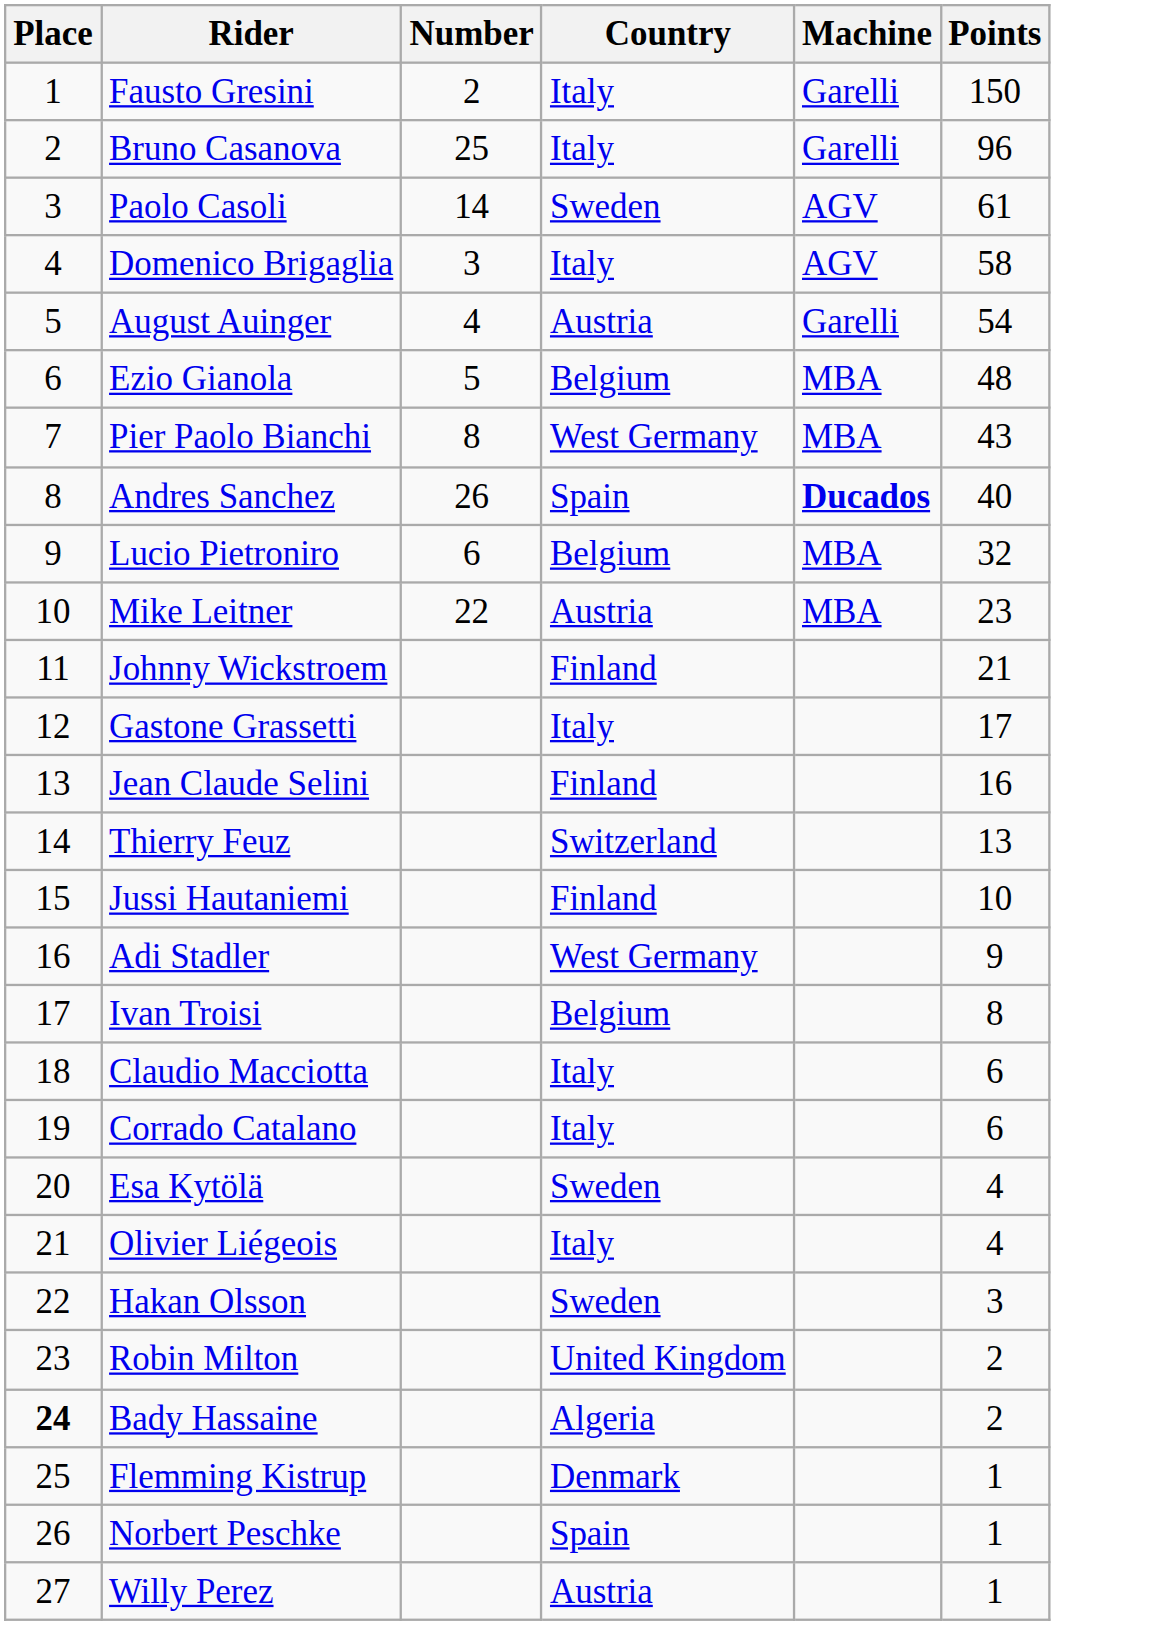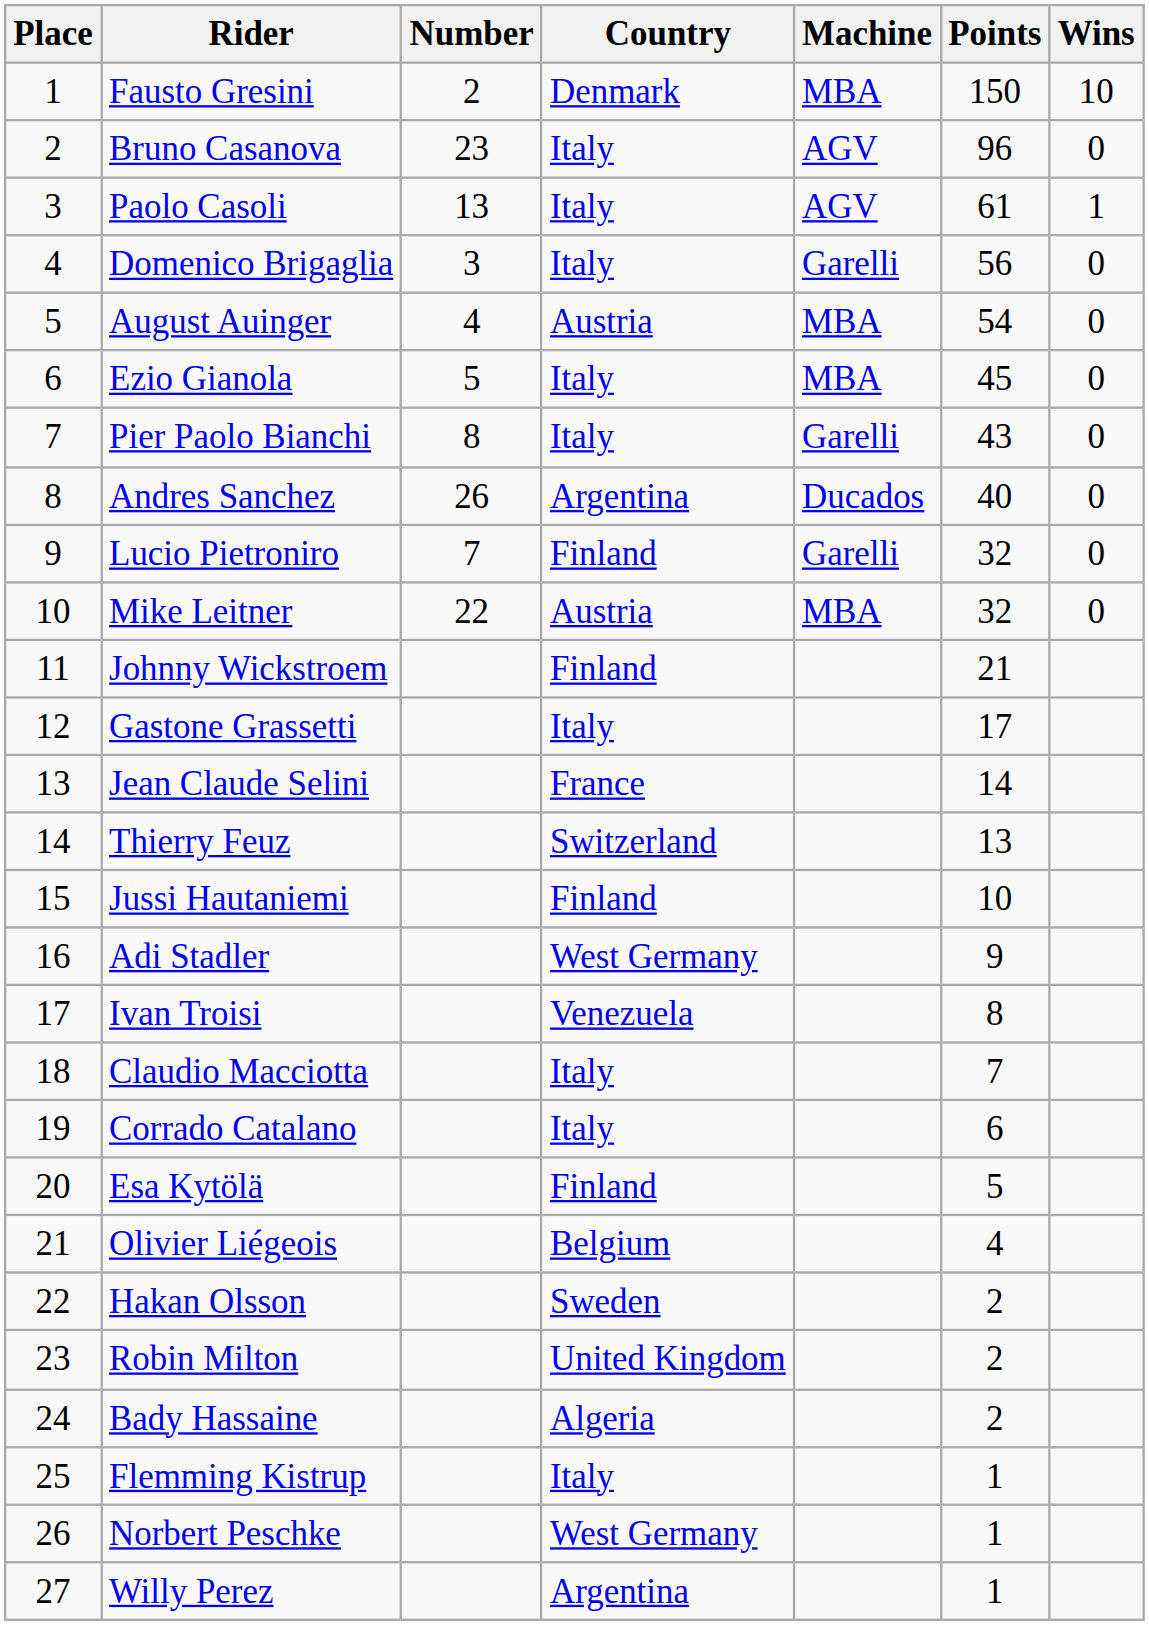+ column: (1096, 33)
(582, 91) Italy -> (615, 91) Denmark
(850, 91) Garelli -> (842, 91) MBA
(472, 148) 25 -> (472, 148) 23
(850, 148) Garelli -> (840, 148) AGV
(472, 206) 14 -> (472, 206) 13
(605, 206) Sweden -> (582, 206) Italy
(840, 264) AGV -> (850, 264) Garelli
(995, 264) 58 -> (995, 264) 56
(850, 321) Garelli -> (842, 321) MBA
(610, 379) Belgium -> (582, 379) Italy
(995, 379) 48 -> (995, 379) 45
(654, 437) West Germany -> (582, 437) Italy
(842, 437) MBA -> (850, 437) Garelli
(590, 494) Spain -> (620, 494) Argentina
(866, 494) bold -> (863, 494) normal
(472, 552) 6 -> (472, 552) 7
(610, 552) Belgium -> (603, 552) Finland
(842, 552) MBA -> (850, 552) Garelli
(995, 609) 23 -> (995, 609) 32
(603, 782) Finland -> (597, 782) France
(995, 782) 16 -> (995, 782) 14
(610, 1013) Belgium -> (622, 1013) Venezuela
(995, 1071) 6 -> (995, 1071) 7
(605, 1186) Sweden -> (603, 1186) Finland
(995, 1186) 4 -> (995, 1186) 5
(582, 1244) Italy -> (610, 1244) Belgium
(995, 1301) 3 -> (995, 1301) 2
(53, 1416) bold -> (53, 1416) normal
(615, 1474) Denmark -> (582, 1474) Italy
(590, 1532) Spain -> (654, 1532) West Germany
(601, 1589) Austria -> (620, 1589) Argentina
